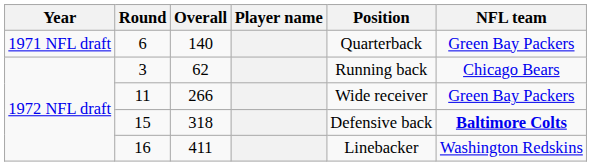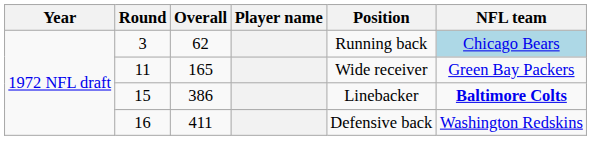- row: (143, 43)
(511, 69) no background -> (511, 43) lightblue background
(201, 95) 266 -> (201, 69) 165
(201, 122) 318 -> (201, 95) 386
(381, 122) Defensive back -> (381, 95) Linebacker
(381, 148) Linebacker -> (381, 122) Defensive back
